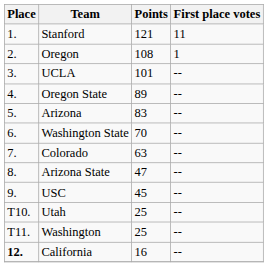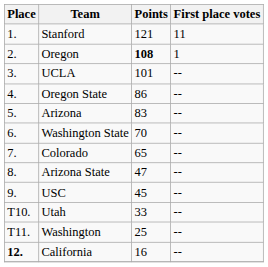(144, 53) normal -> (144, 53) bold
(141, 93) 89 -> (141, 93) 86
(141, 152) 63 -> (141, 152) 65
(141, 212) 25 -> (141, 212) 33
